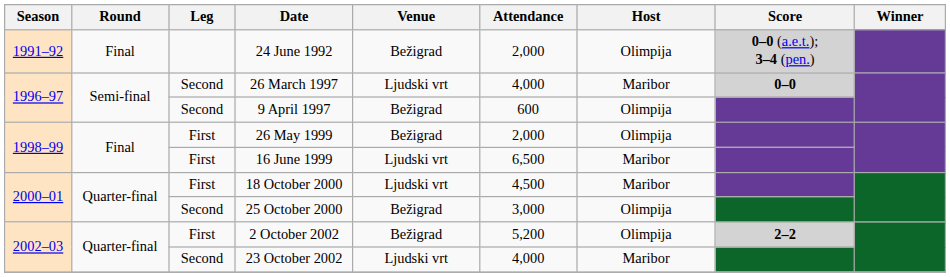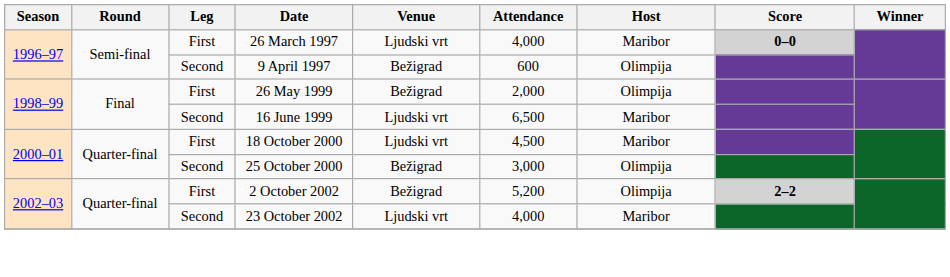- row: (294, 50)
(202, 84) Second -> (202, 41) First
(202, 159) First -> (202, 116) Second
